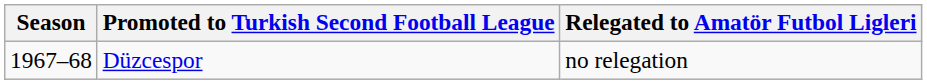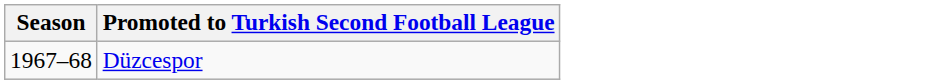- column: (741, 23)
